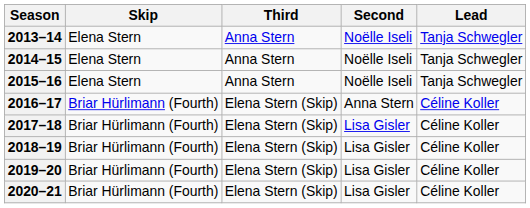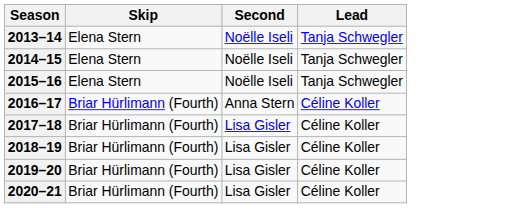- column: (281, 15)
